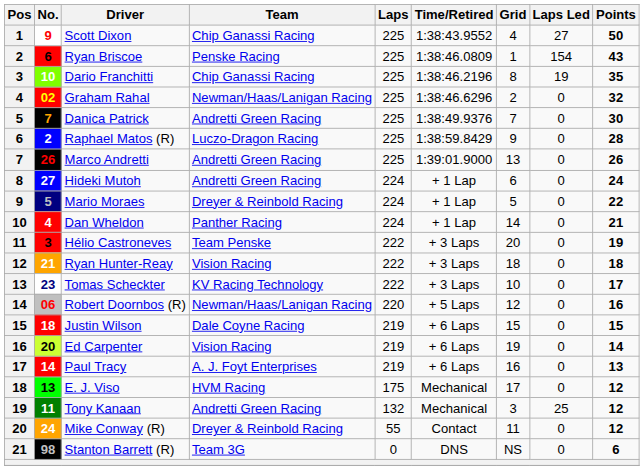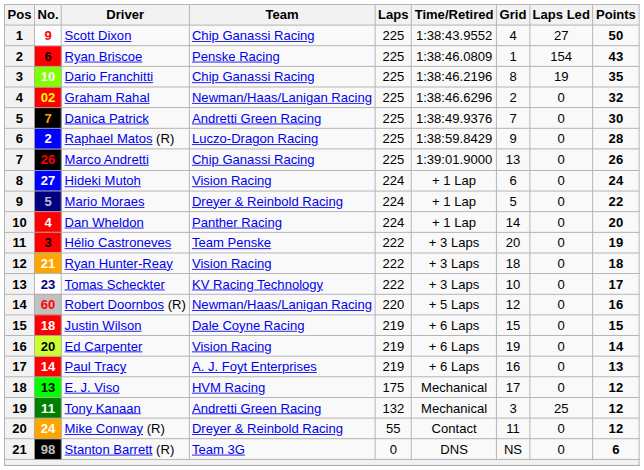(257, 160) Andretti Green Racing -> (253, 160) Chip Ganassi Racing
(257, 181) Andretti Green Racing -> (232, 181) Vision Racing
(616, 222) 21 -> (616, 222) 20
(48, 305) 06 -> (48, 305) 60
